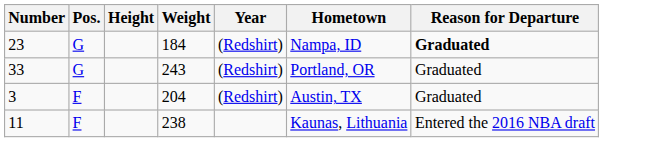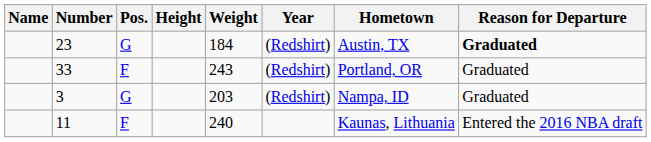+ column: (28, 18)
(326, 44) Nampa, ID -> (373, 44) Austin, TX
(78, 70) G -> (124, 70) F
(77, 97) F -> (126, 97) G
(174, 97) 204 -> (221, 97) 203
(326, 97) Austin, TX -> (373, 97) Nampa, ID
(174, 123) 238 -> (221, 123) 240
